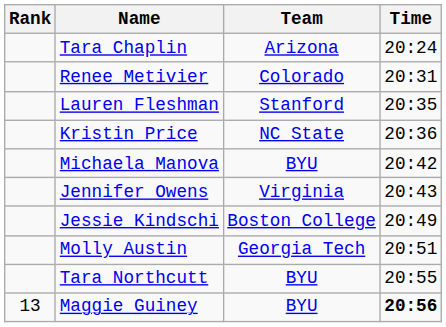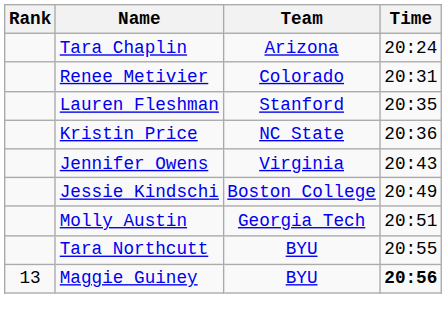- row: (139, 163)
